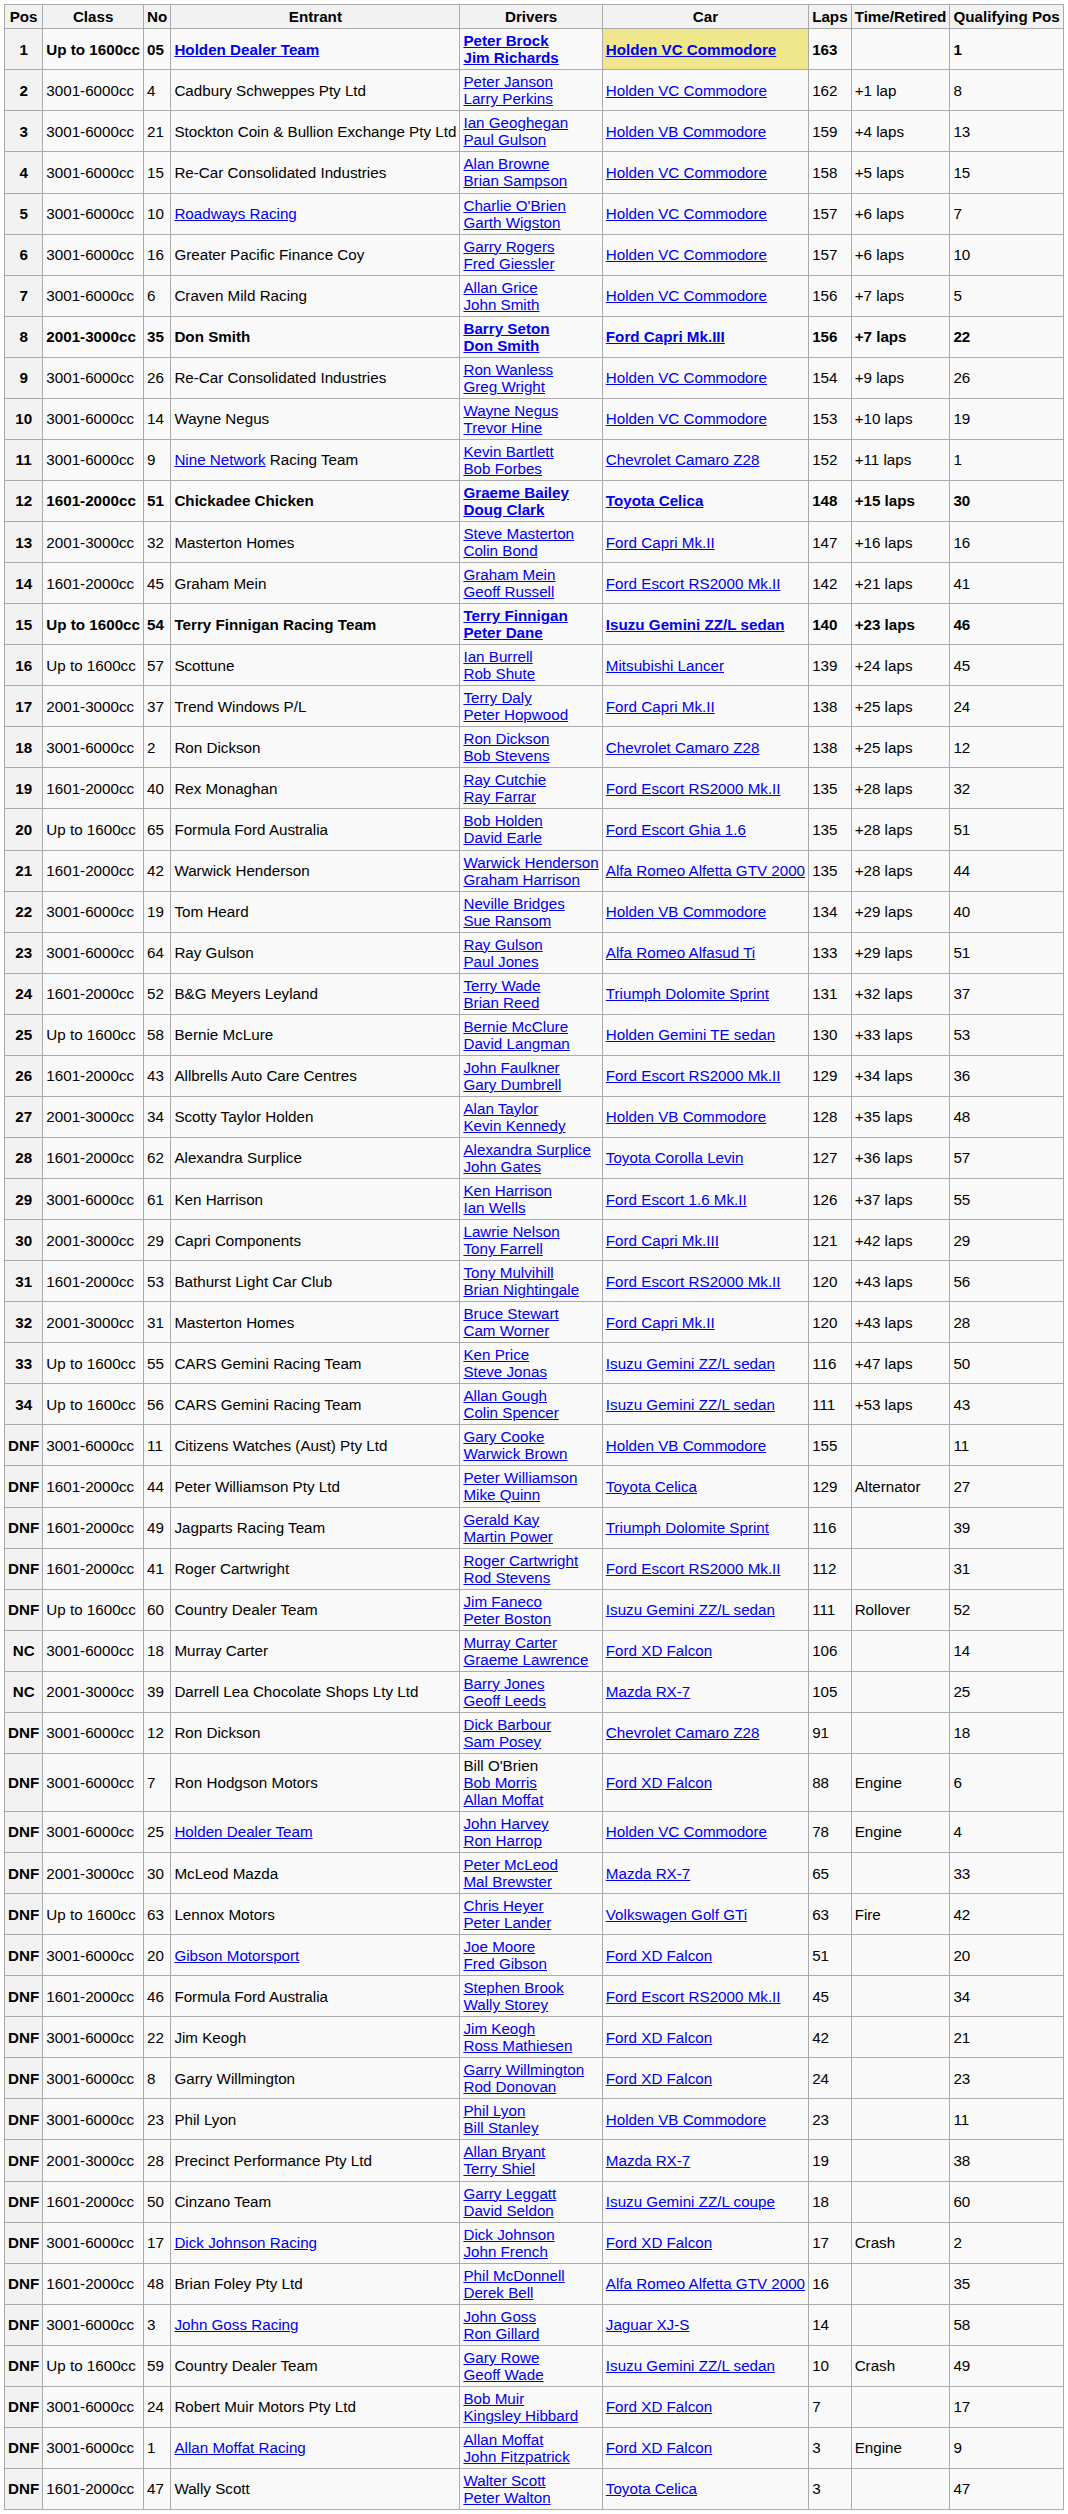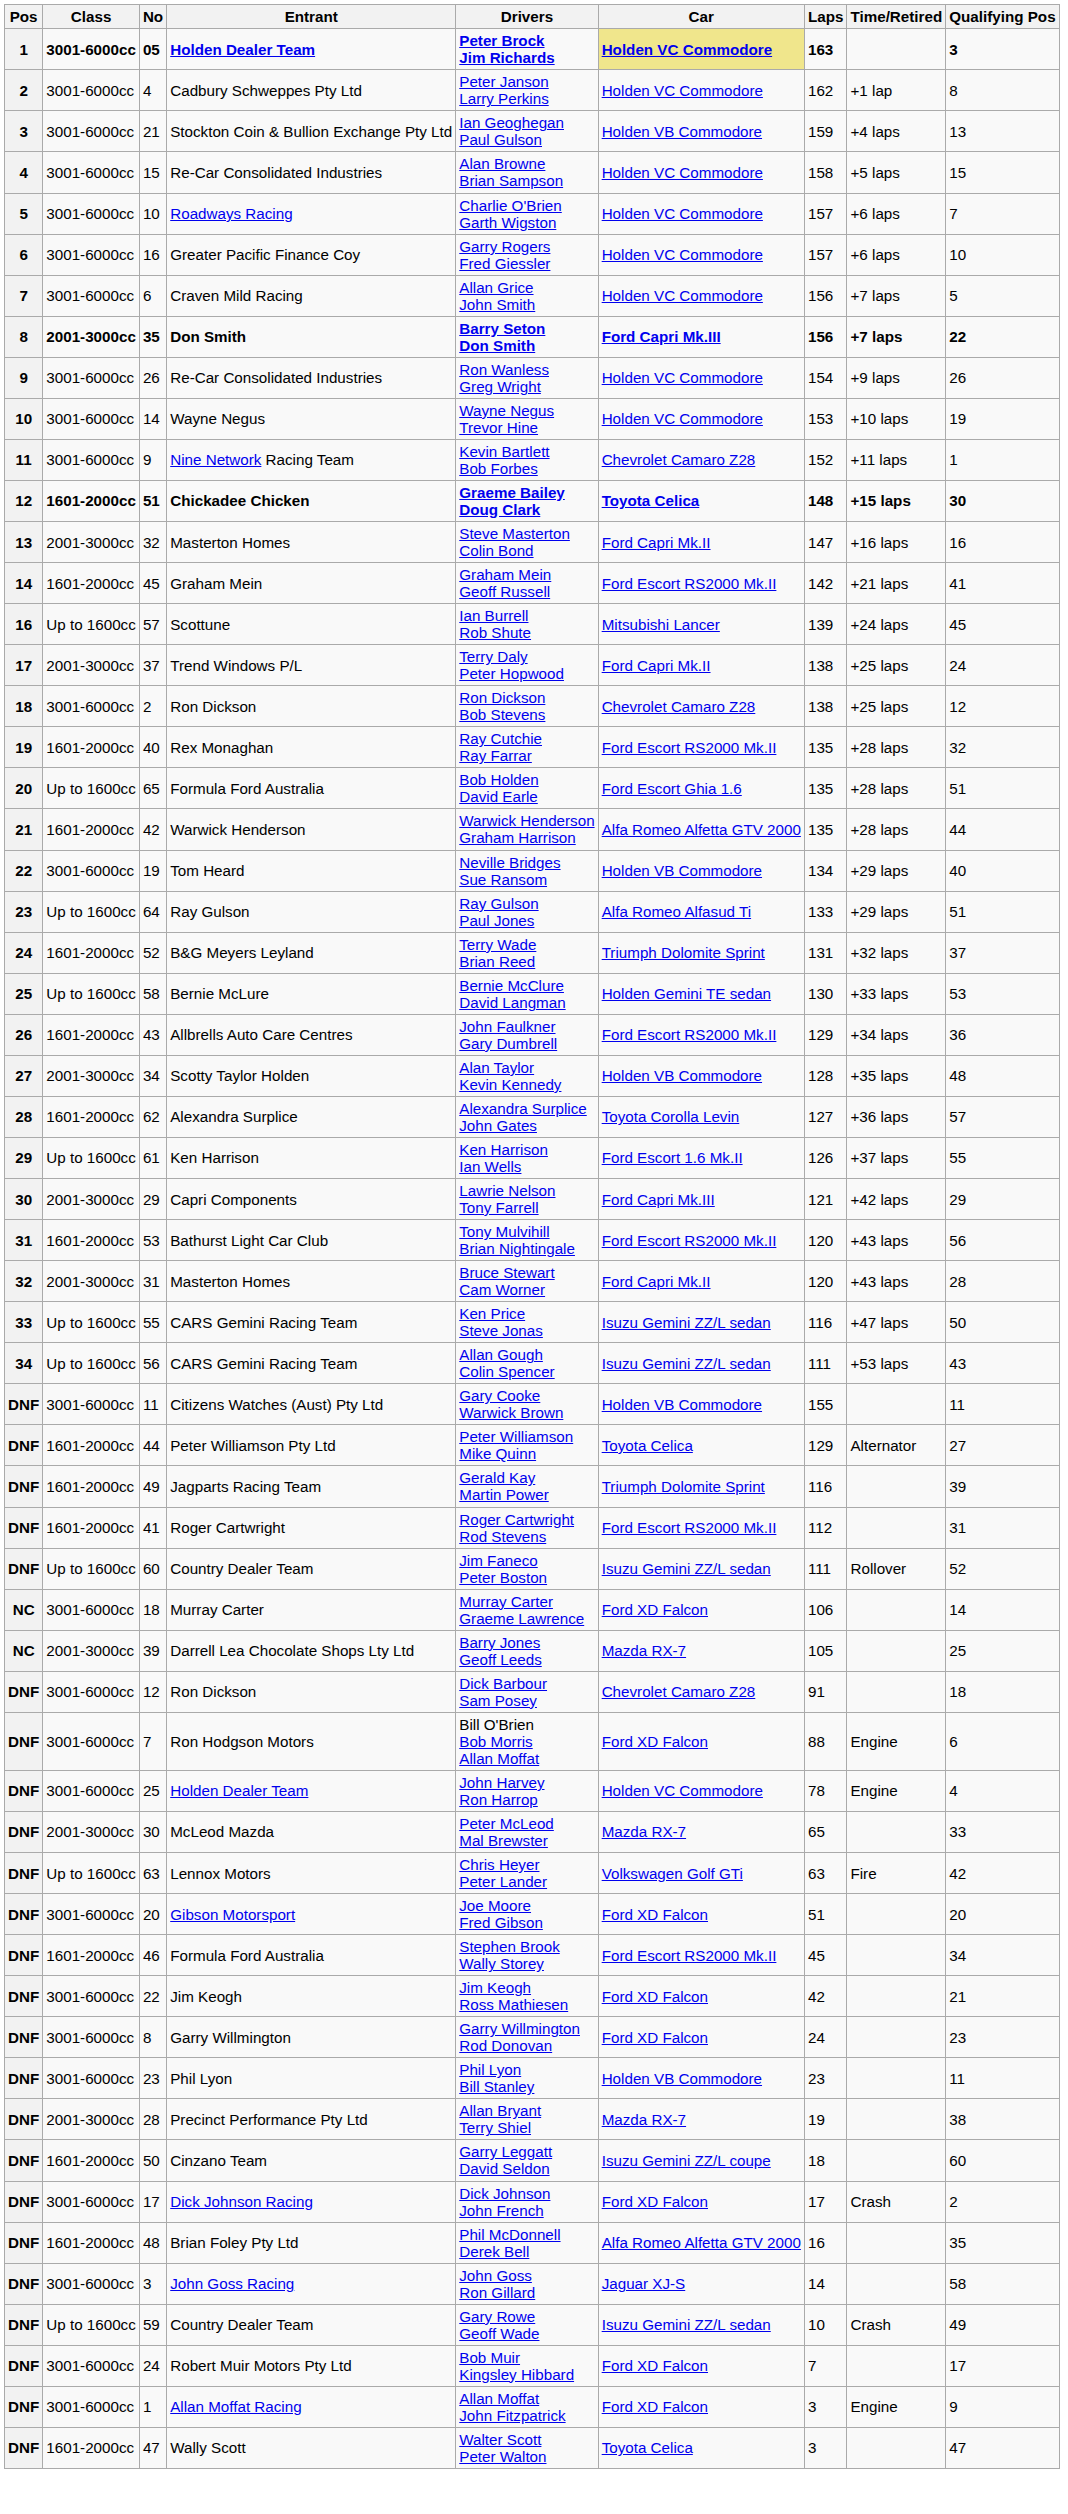(93, 49) Up to 1600cc -> (91, 49) 3001-6000cc
(958, 49) 1 -> (953, 49) 3
- row: (156, 624)
(90, 953) 3001-6000cc -> (91, 912) Up to 1600cc
(90, 1199) 3001-6000cc -> (91, 1158) Up to 1600cc
